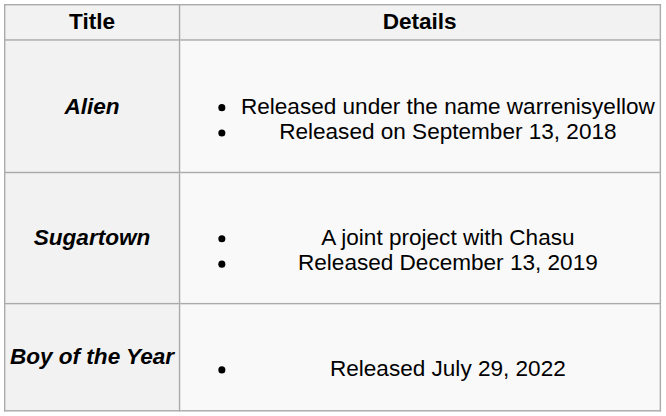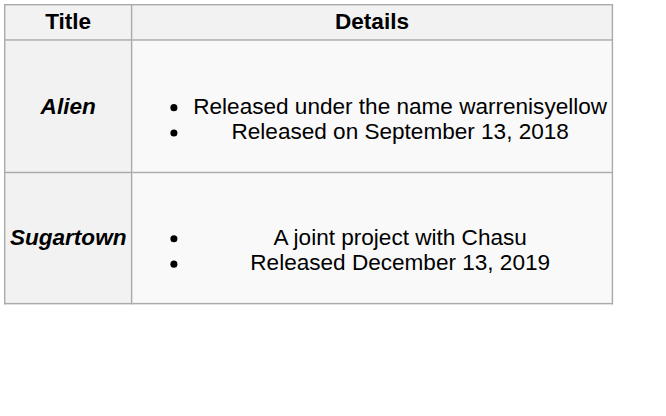- row: (92, 356)
